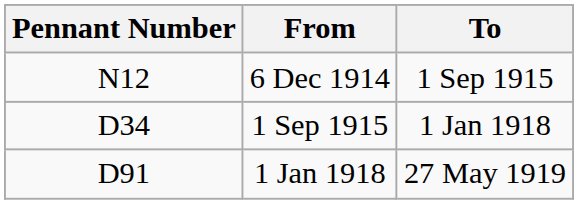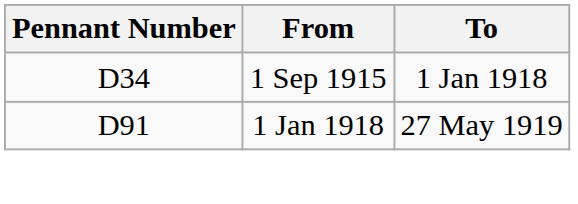- row: (320, 76)
